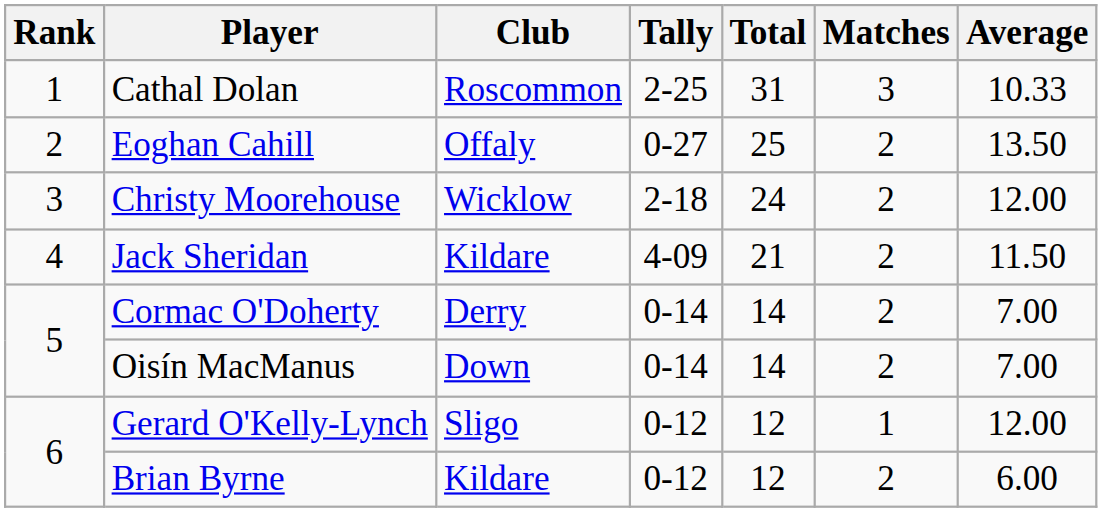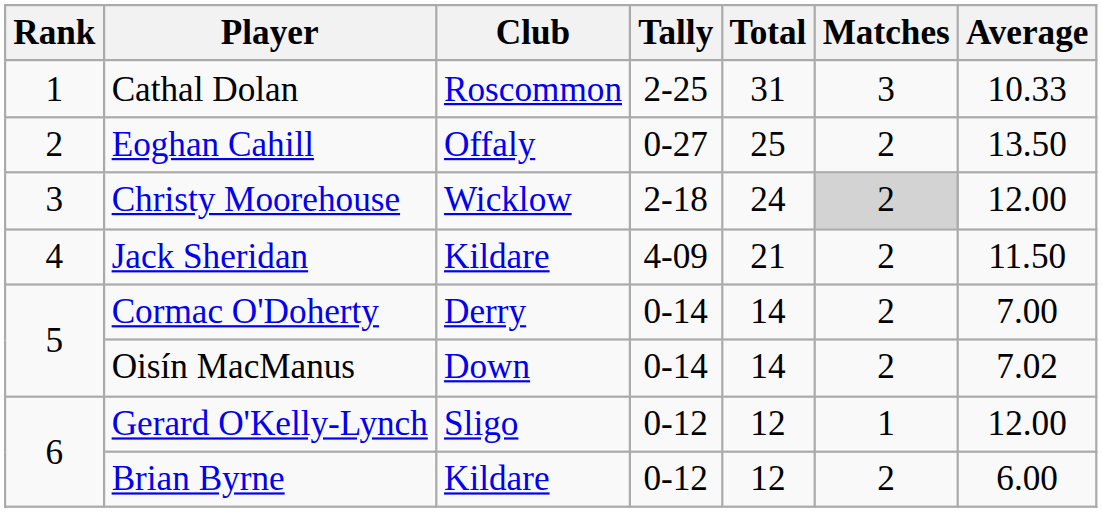(886, 199) no background -> (886, 199) lightgrey background
(1027, 367) 7.00 -> (1027, 367) 7.02
